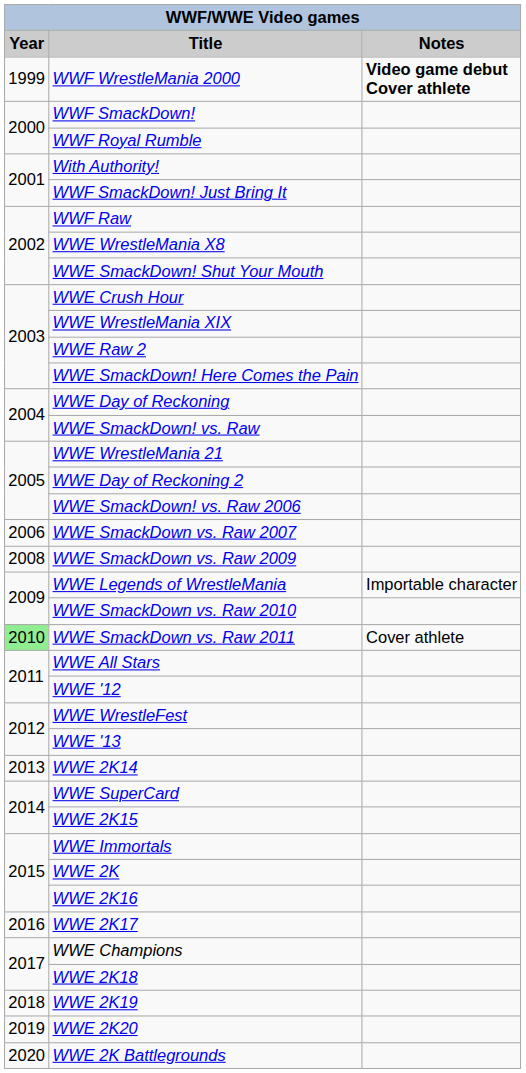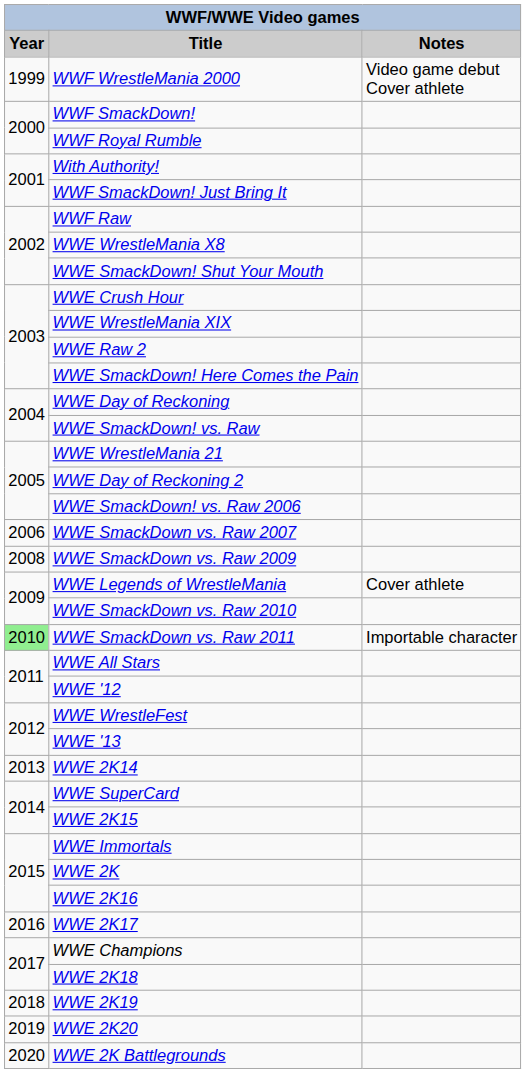(437, 79) bold -> (433, 79) normal
(442, 584) Importable character -> (415, 584) Cover athlete
(415, 637) Cover athlete -> (442, 637) Importable character
